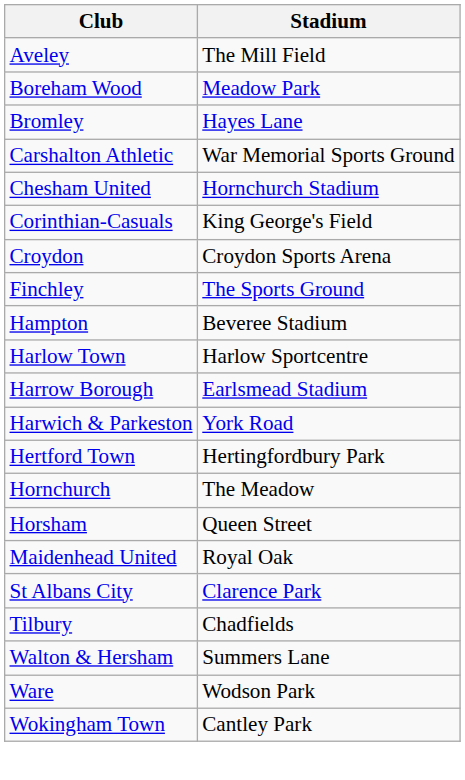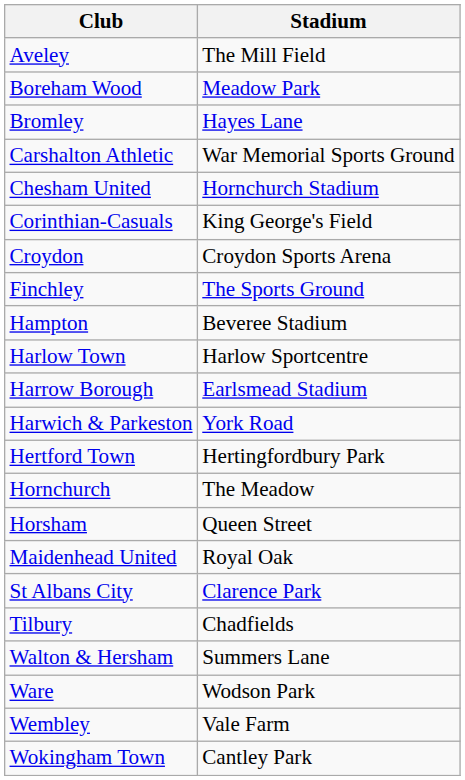+ row: (50, 724)
